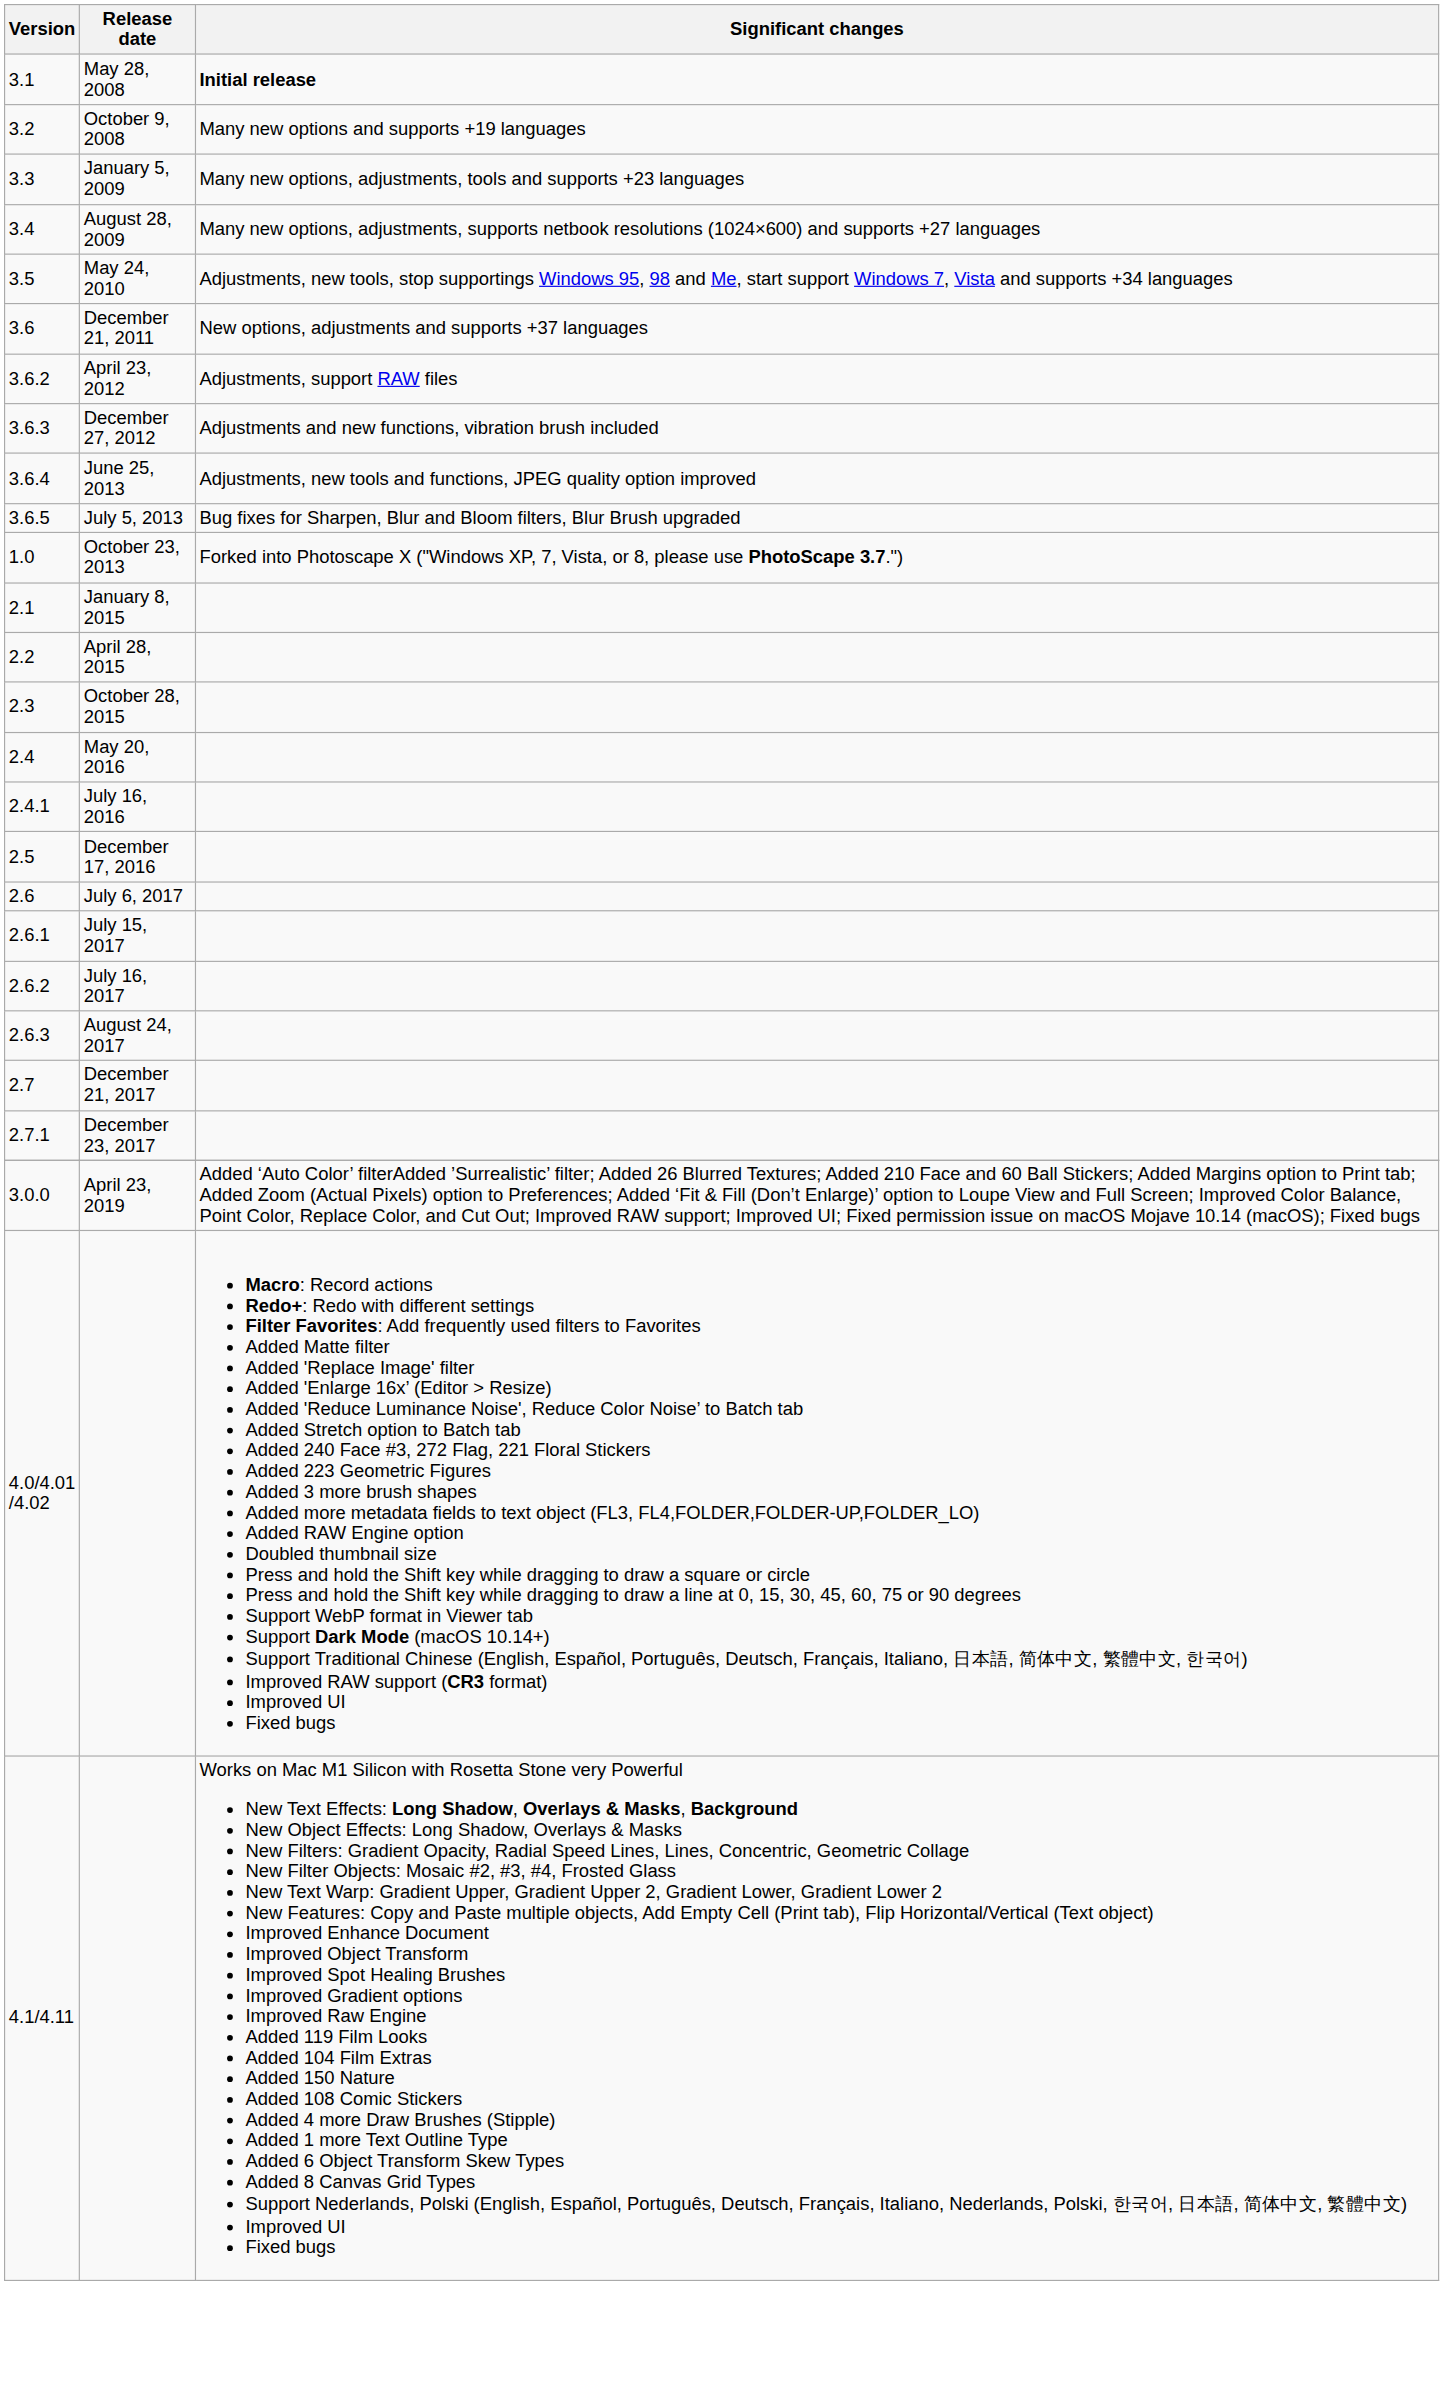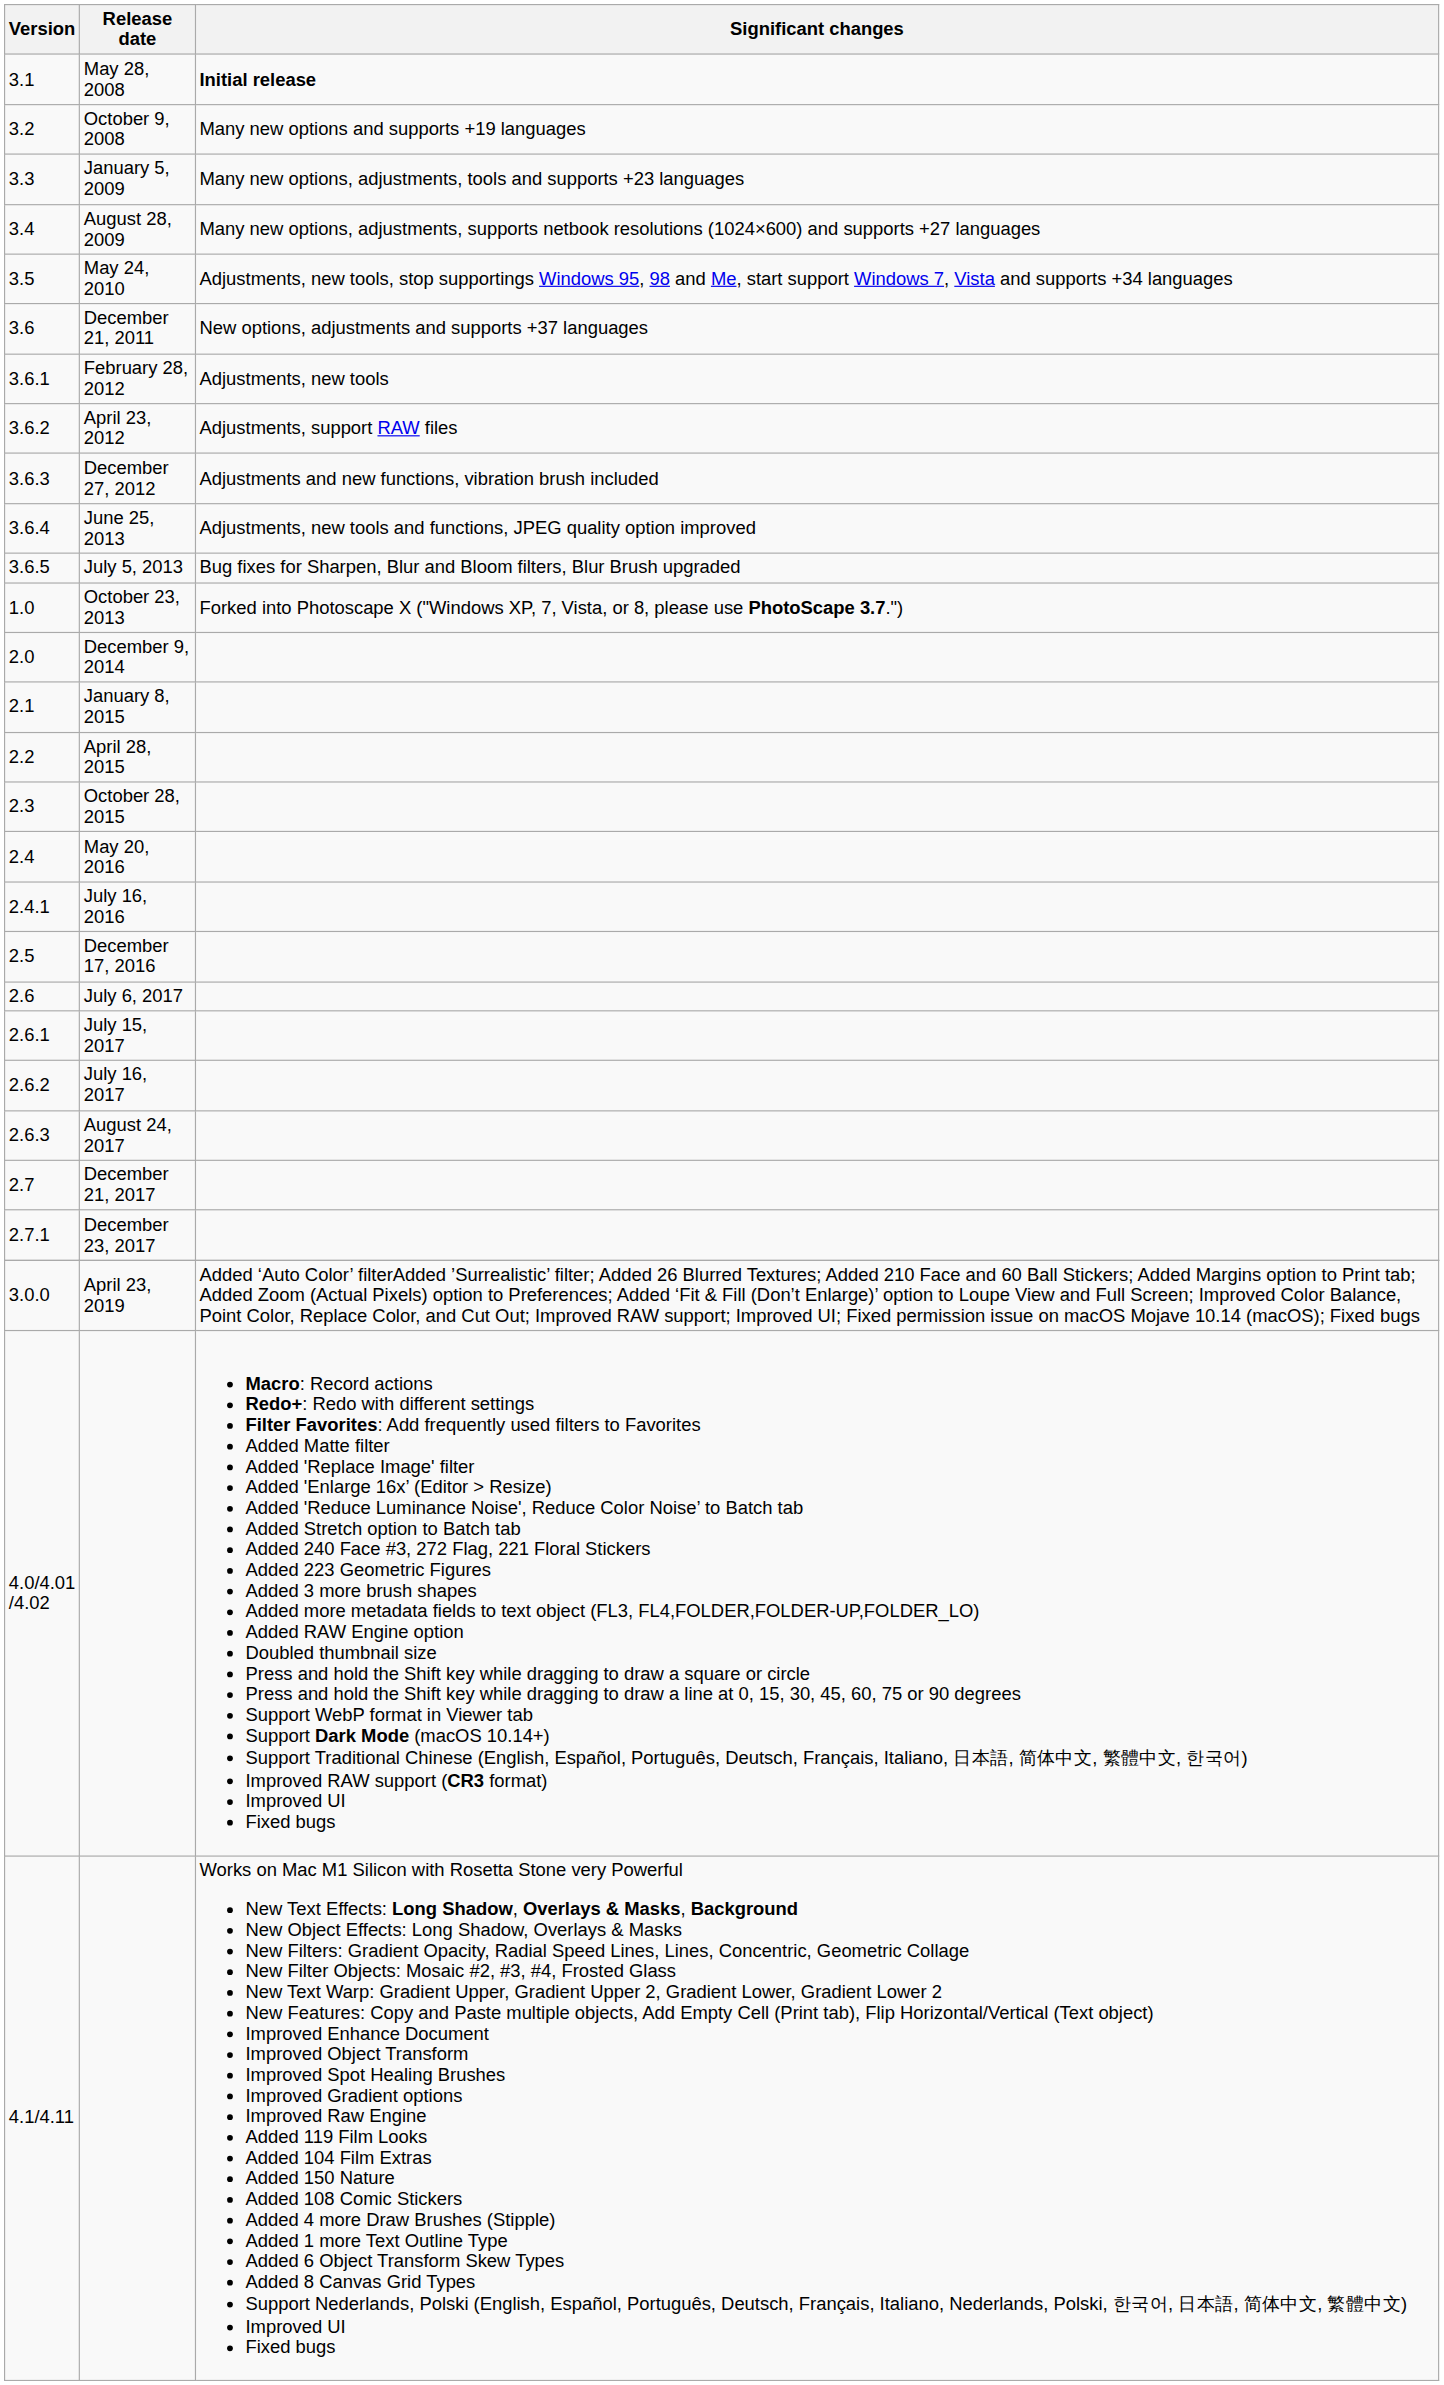+ row: (29, 378)
+ row: (22, 657)
